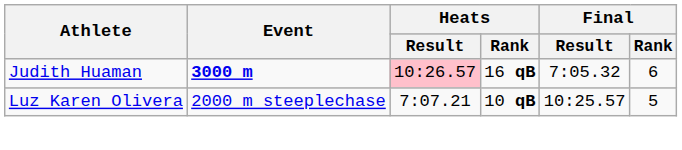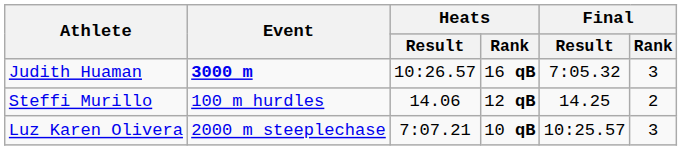(435, 73) pink background -> (435, 73) no background
(653, 73) 6 -> (653, 73) 3
+ row: (81, 102)
(653, 102) 5 -> (653, 130) 3
